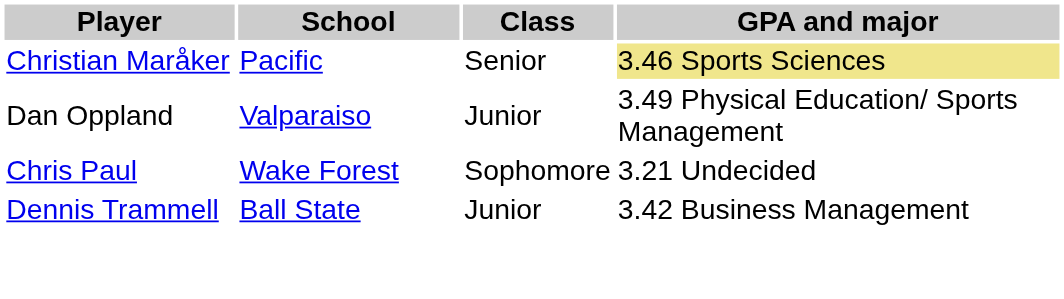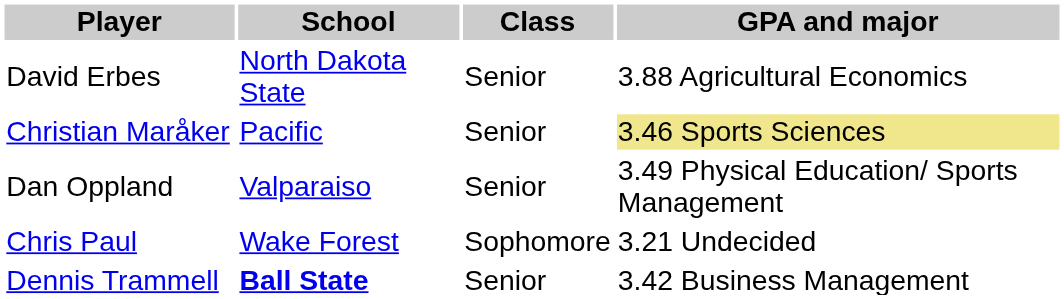+ row: (83, 76)
(503, 115) Junior -> (505, 186) Senior
(300, 209) normal -> (304, 280) bold
(503, 209) Junior -> (505, 280) Senior
